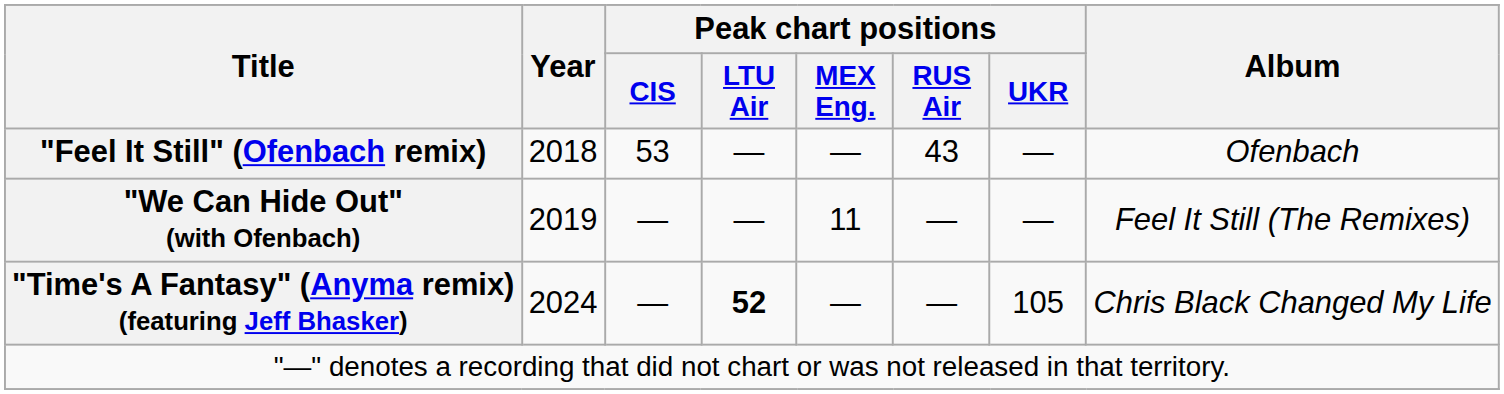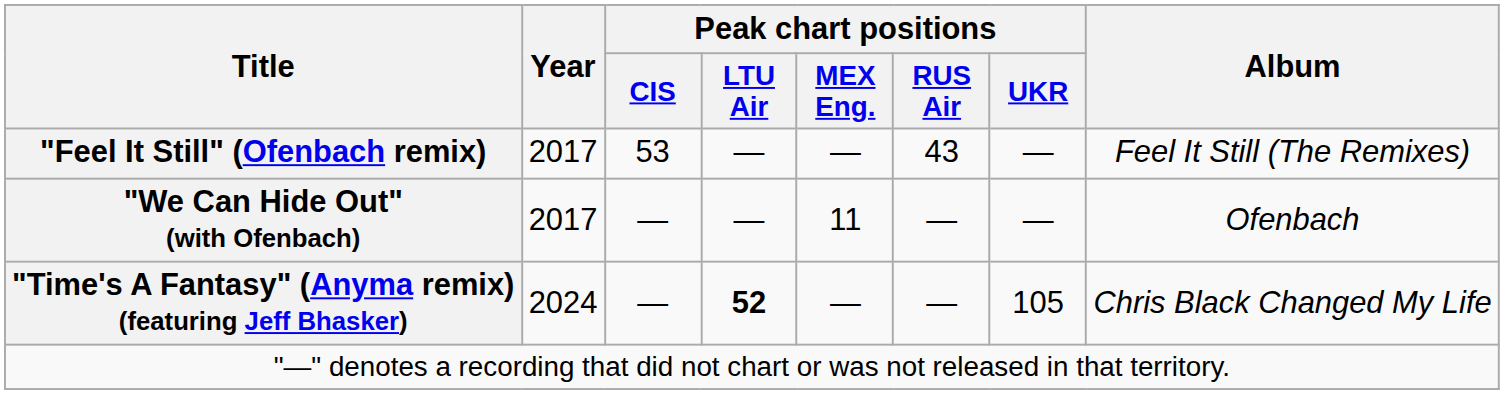(563, 152) 2018 -> (563, 152) 2017
(1293, 152) Ofenbach -> (1293, 152) Feel It Still (The Remixes)
(563, 219) 2019 -> (563, 219) 2017
(1293, 219) Feel It Still (The Remixes) -> (1293, 219) Ofenbach
